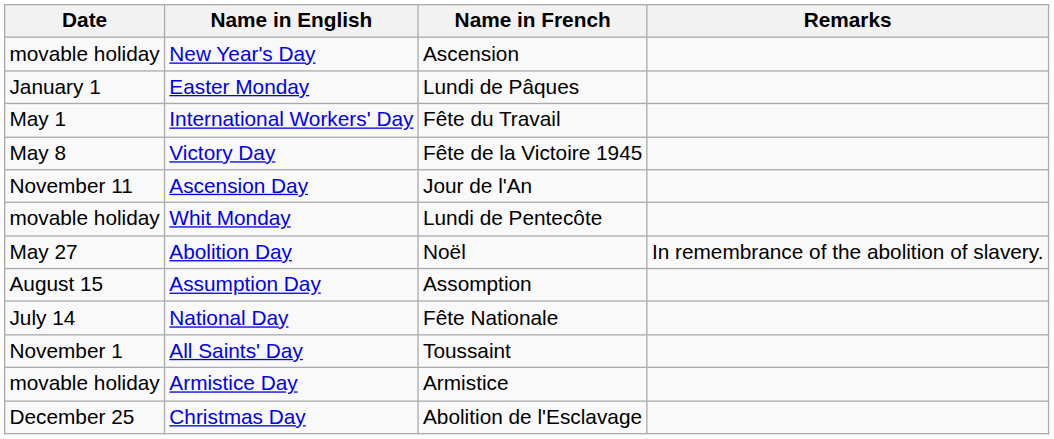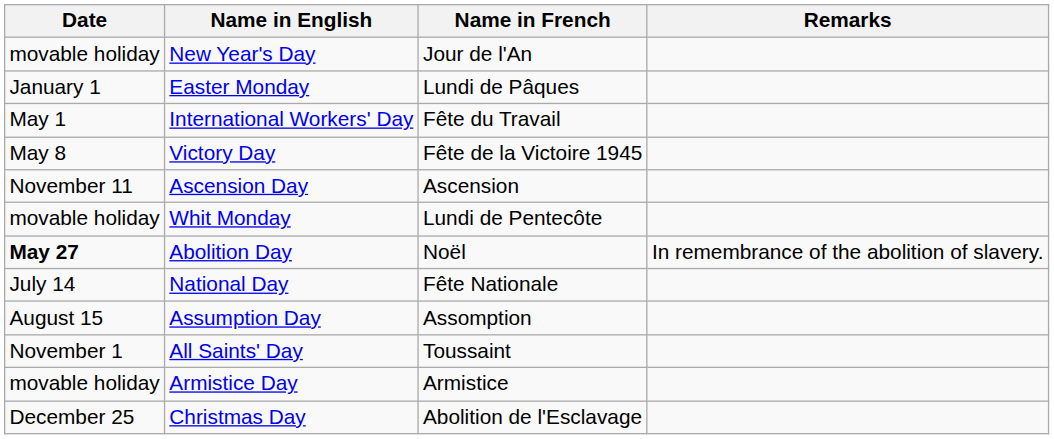(471, 53) Ascension -> (478, 53) Jour de l'An
(478, 185) Jour de l'An -> (471, 185) Ascension
(44, 251) normal -> (44, 251) bold
rows swapped: (229, 317) <-> (245, 284)
